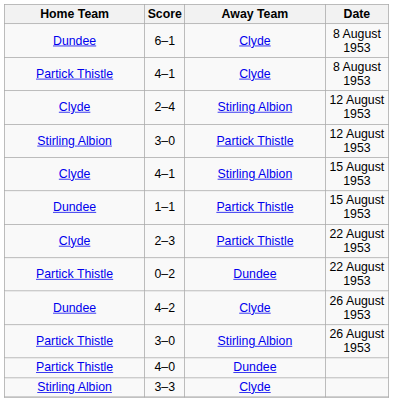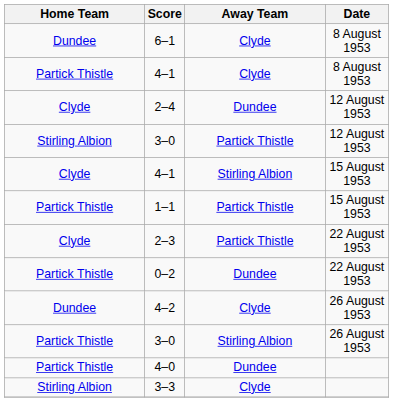(255, 107) Stirling Albion -> (255, 107) Dundee
(75, 207) Dundee -> (75, 207) Partick Thistle
